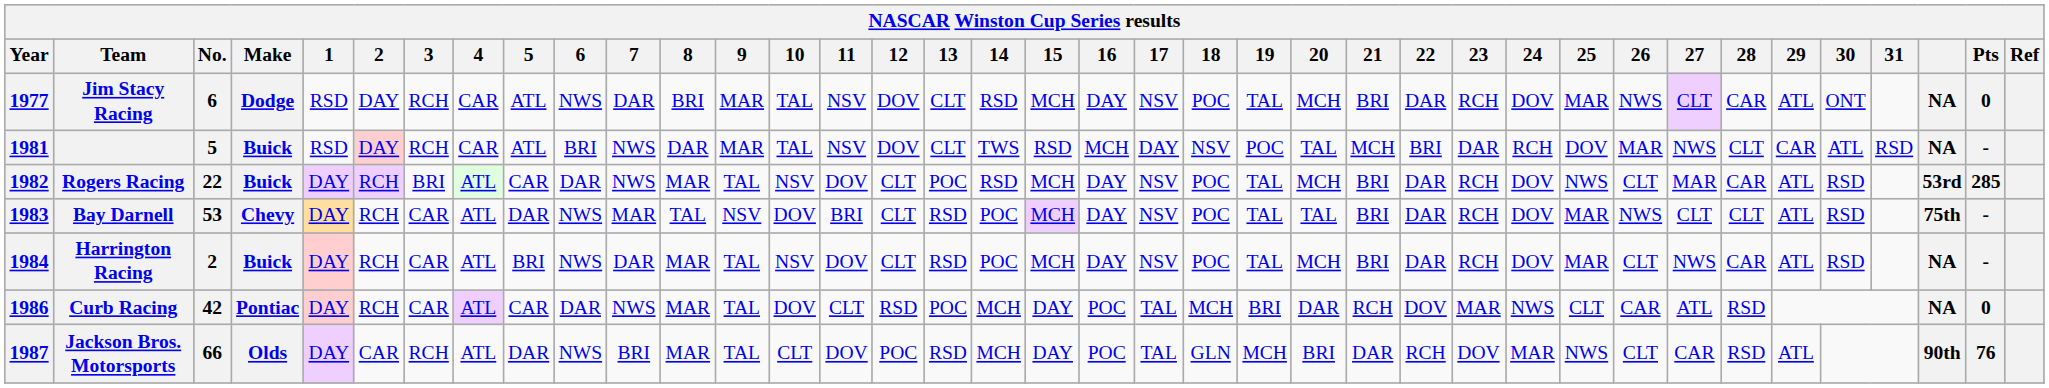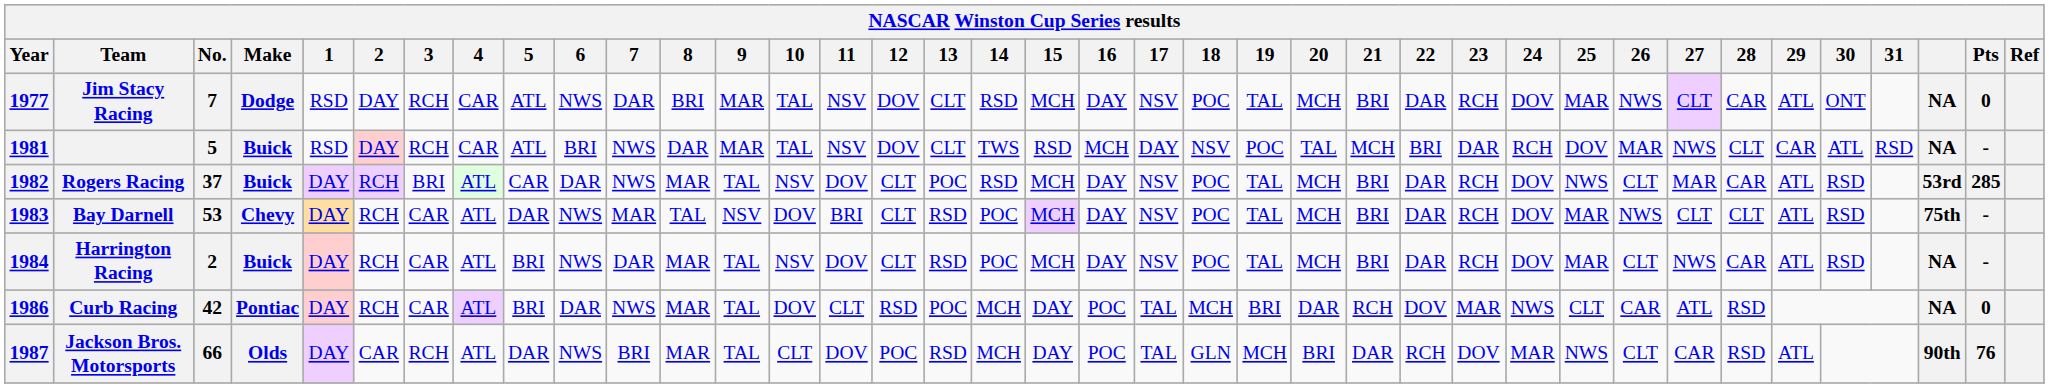(212, 101) 6 -> (212, 101) 7
(212, 181) 22 -> (212, 181) 37
(1319, 215) TAL -> (1319, 215) MCH
(529, 307) CAR -> (529, 307) BRI
